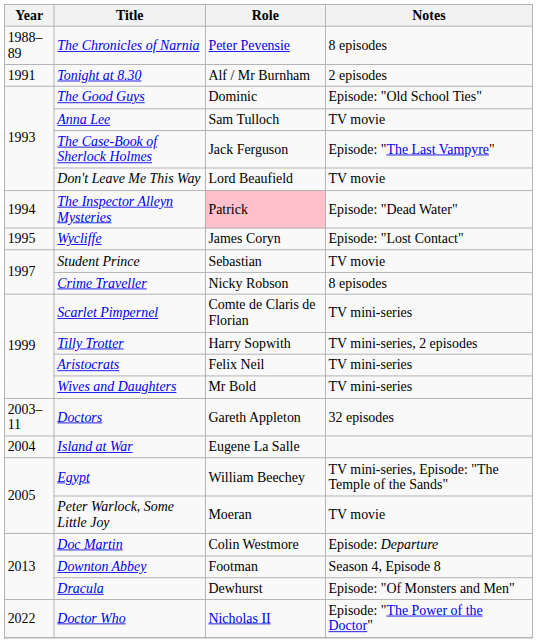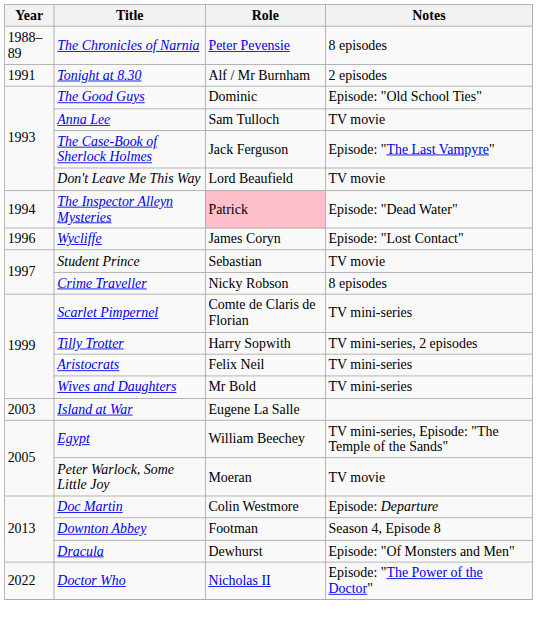(22, 239) 1995 -> (22, 239) 1996
- row: (80, 417)
(22, 447) 2004 -> (22, 409) 2003
